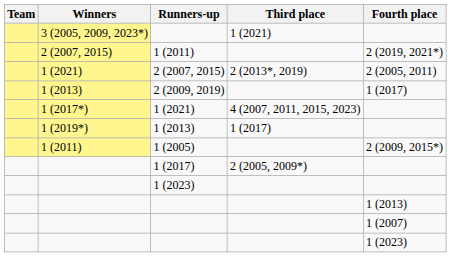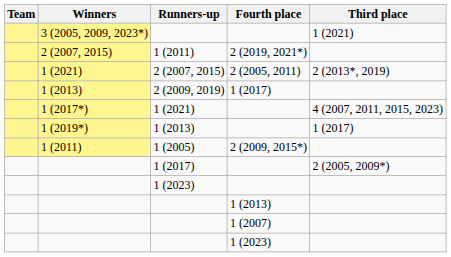columns swapped: (295, 14) <-> (405, 14)
